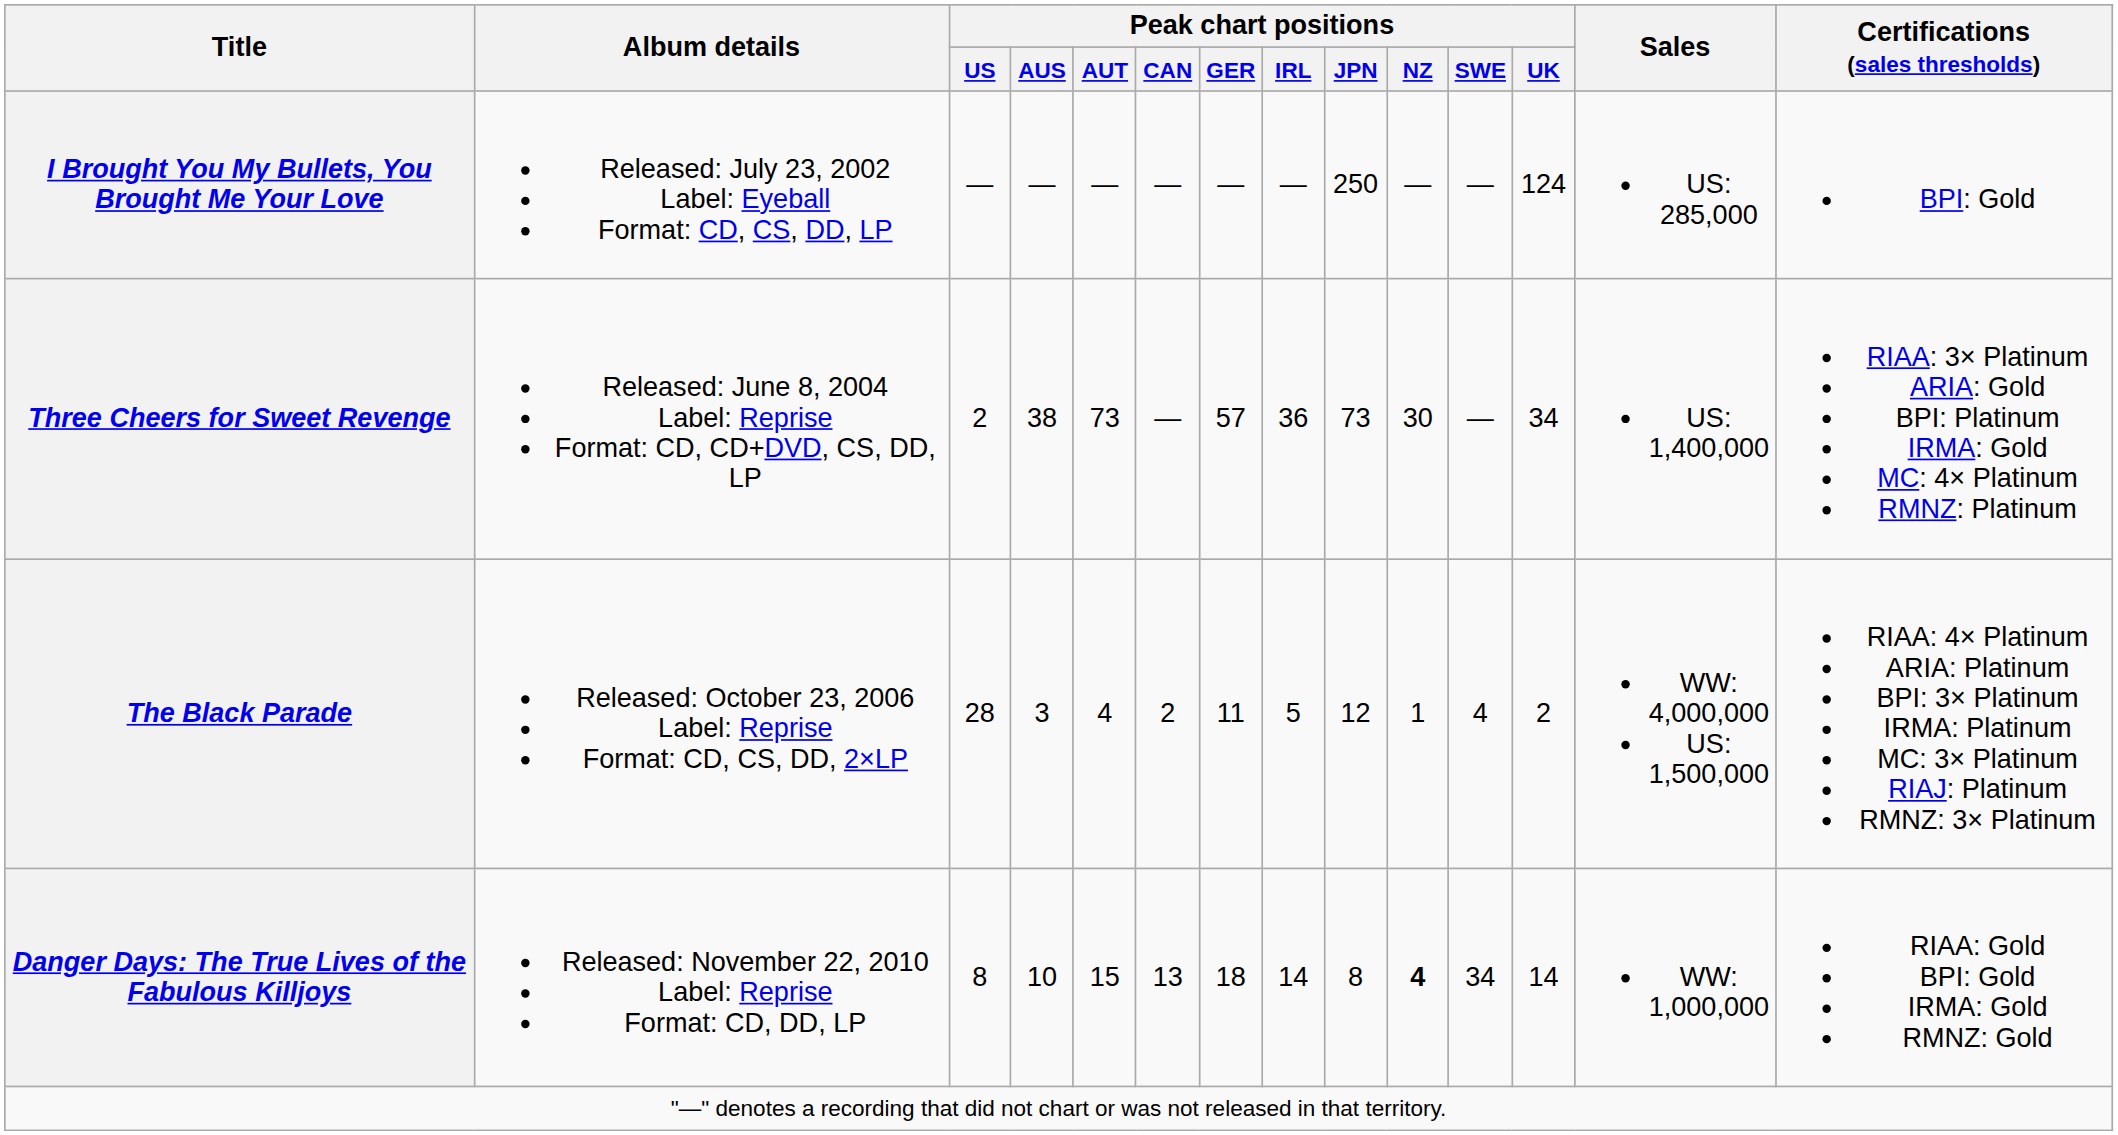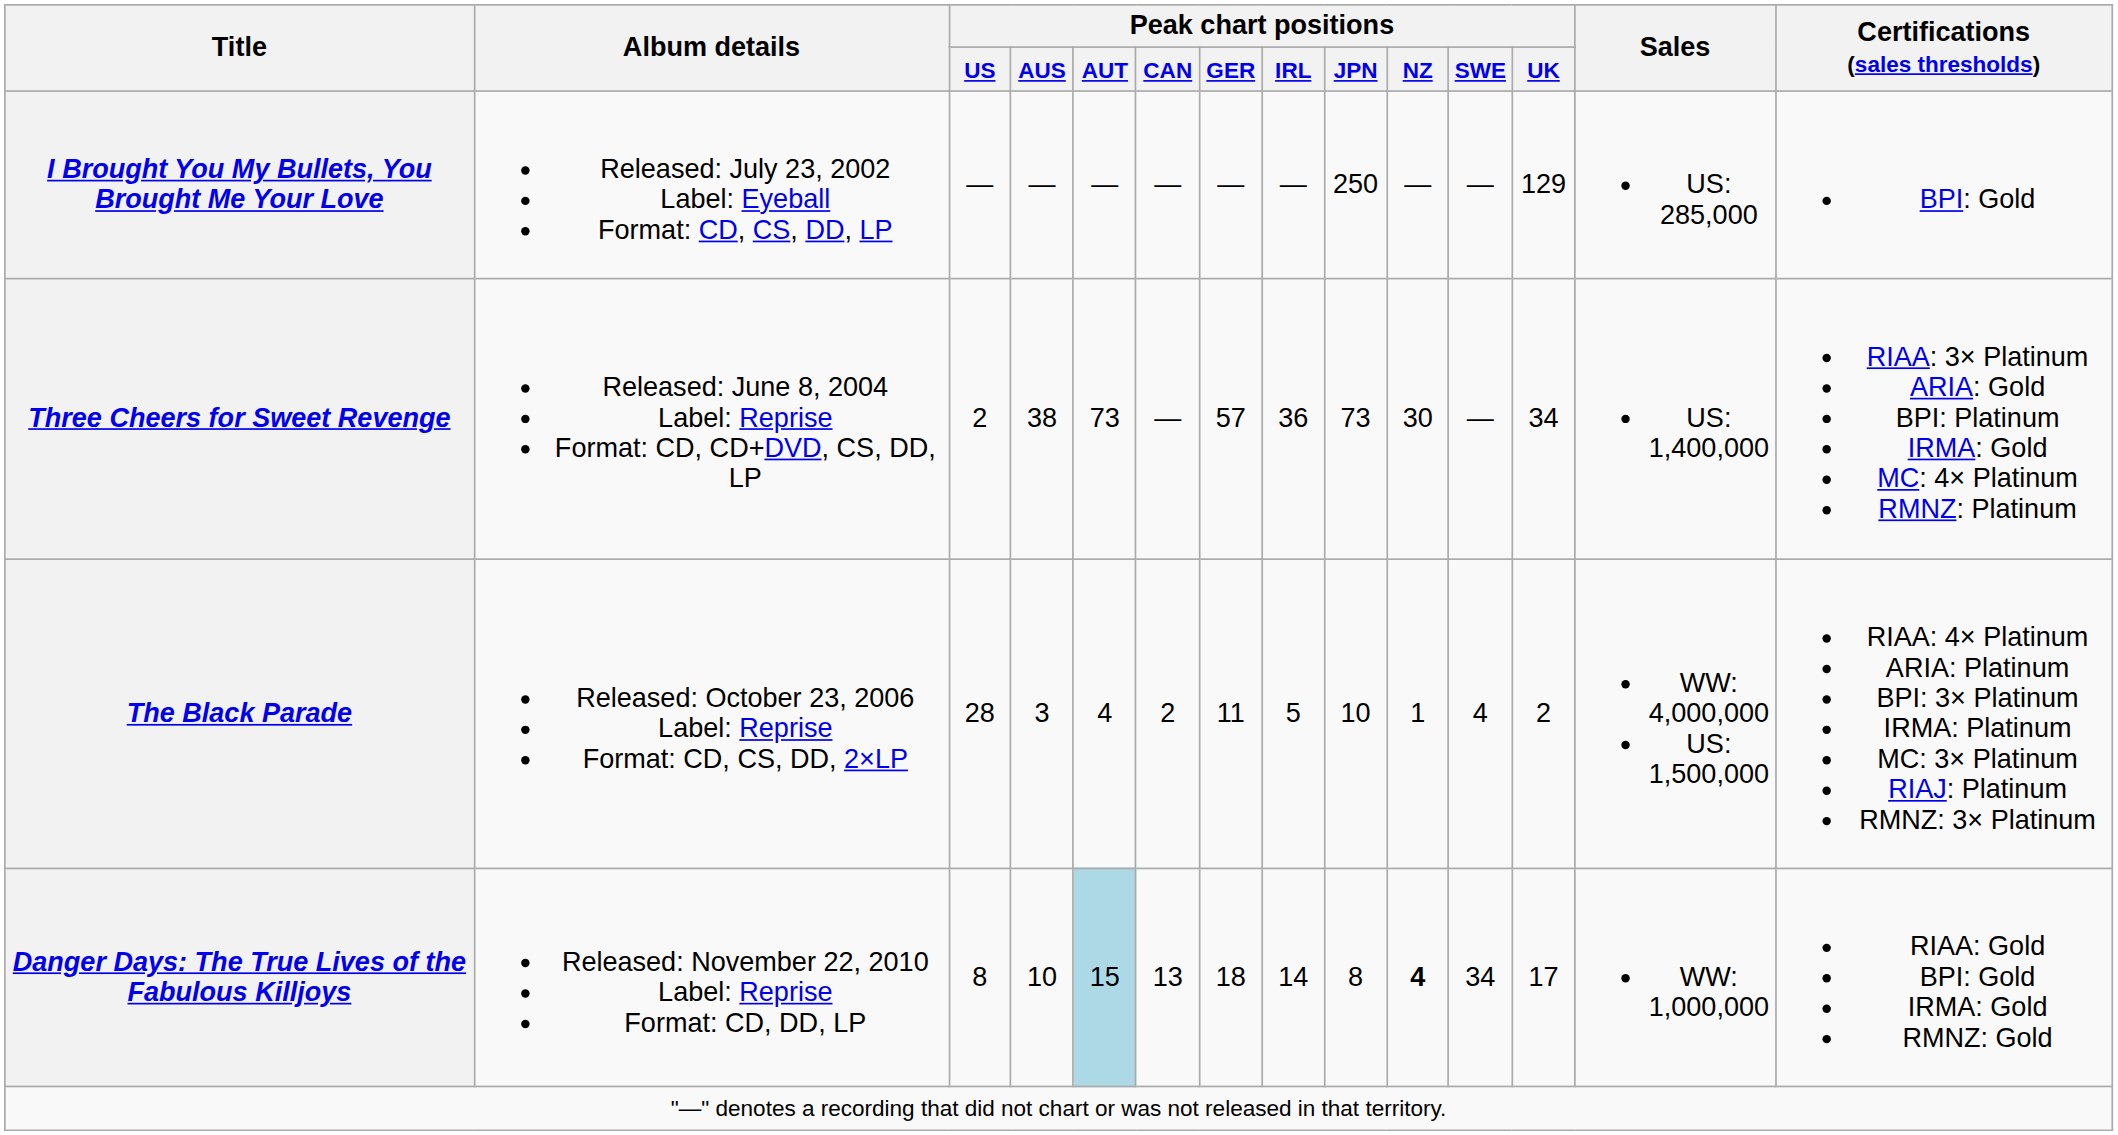(1544, 184) 124 -> (1544, 184) 129
(1356, 712) 12 -> (1356, 712) 10
(1105, 977) no background -> (1105, 977) lightblue background
(1544, 977) 14 -> (1544, 977) 17
